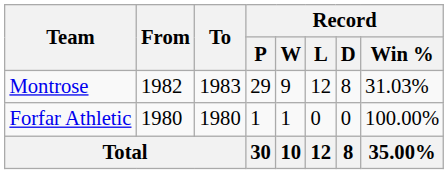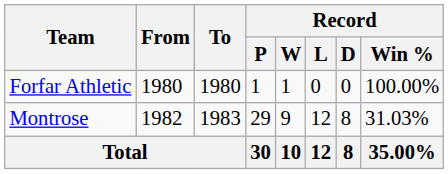rows swapped: (70, 119) <-> (49, 86)
